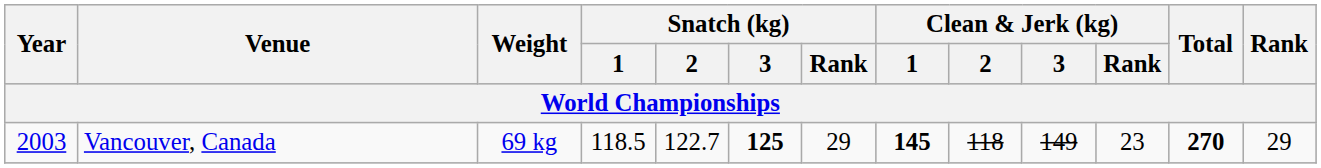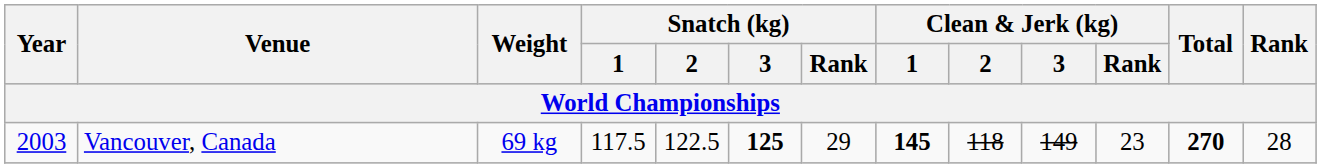(618, 142) 118.5 -> (618, 142) 117.5
(692, 142) 122.7 -> (692, 142) 122.5
(1279, 142) 29 -> (1279, 142) 28
